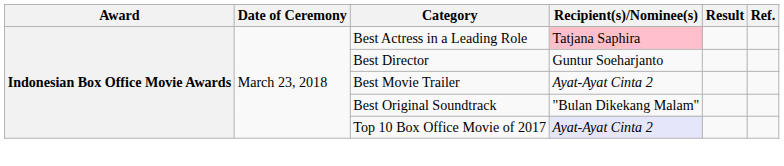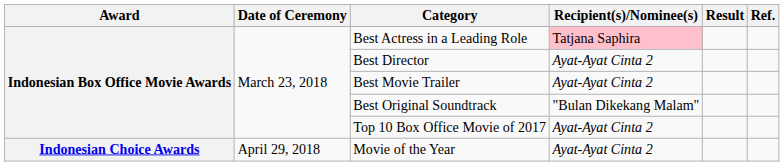(608, 60) Guntur Soeharjanto -> (603, 60) Ayat-Ayat Cinta 2
(603, 127) lavender background -> (603, 127) no background
+ row: (404, 149)
